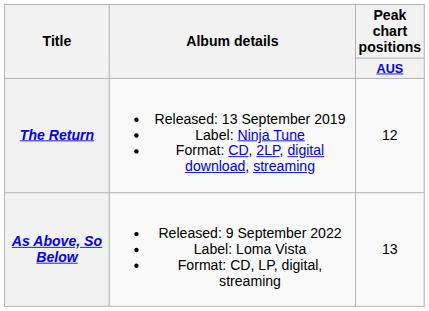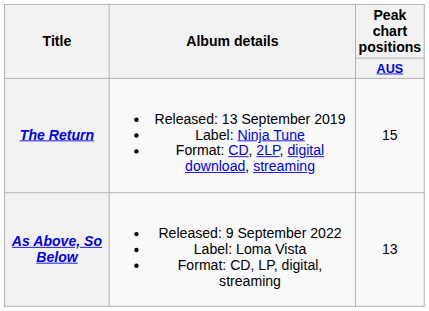(390, 135) 12 -> (390, 135) 15
